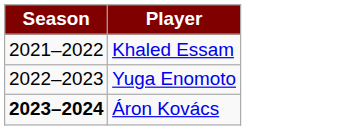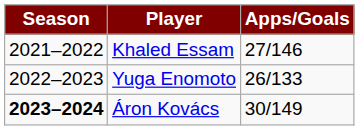+ column: (297, 19)
